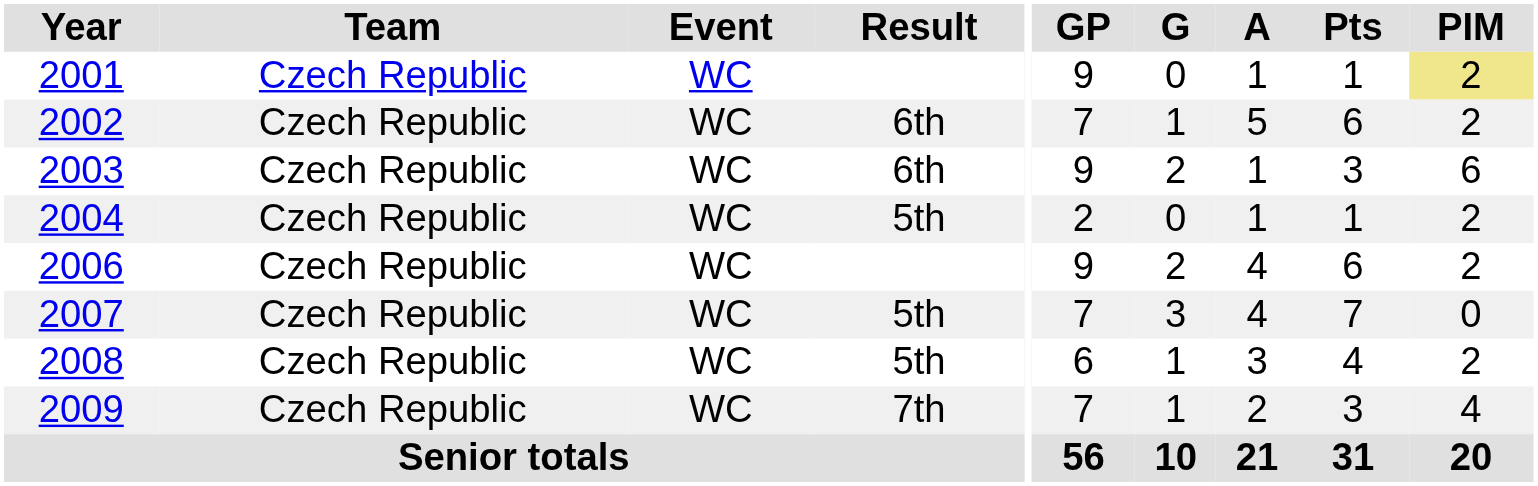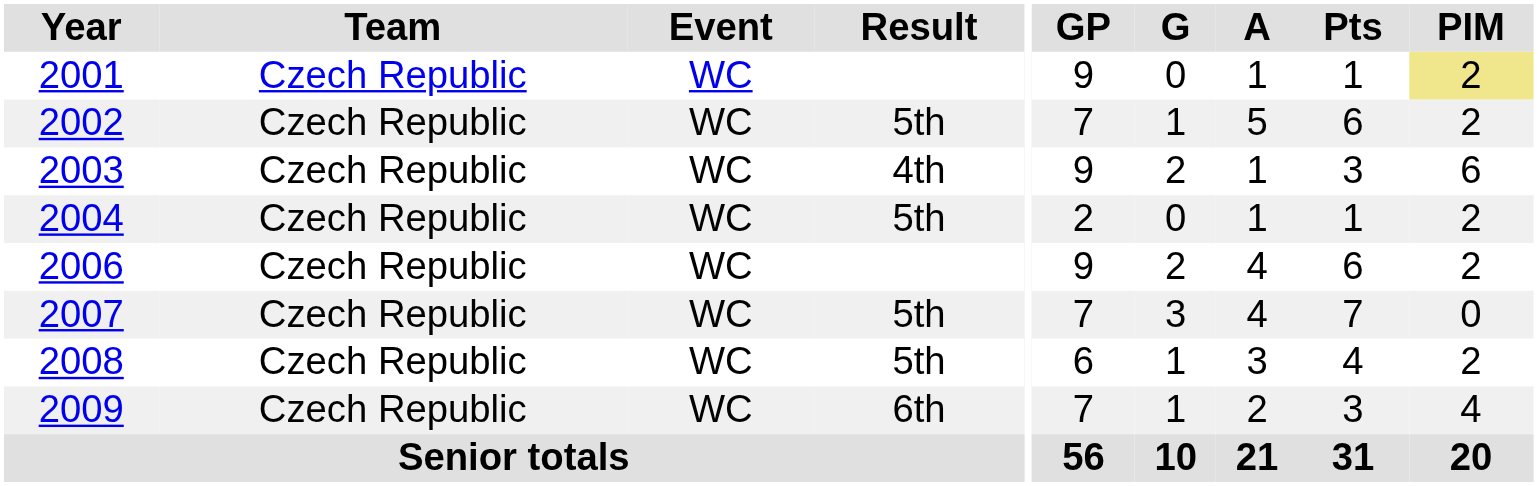(919, 122) 6th -> (919, 122) 5th
(919, 170) 6th -> (919, 170) 4th
(919, 409) 7th -> (919, 409) 6th
